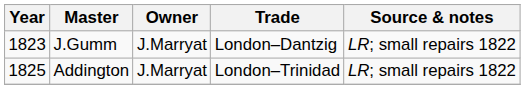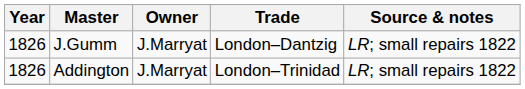(27, 44) 1823 -> (27, 44) 1826
(27, 71) 1825 -> (27, 71) 1826
